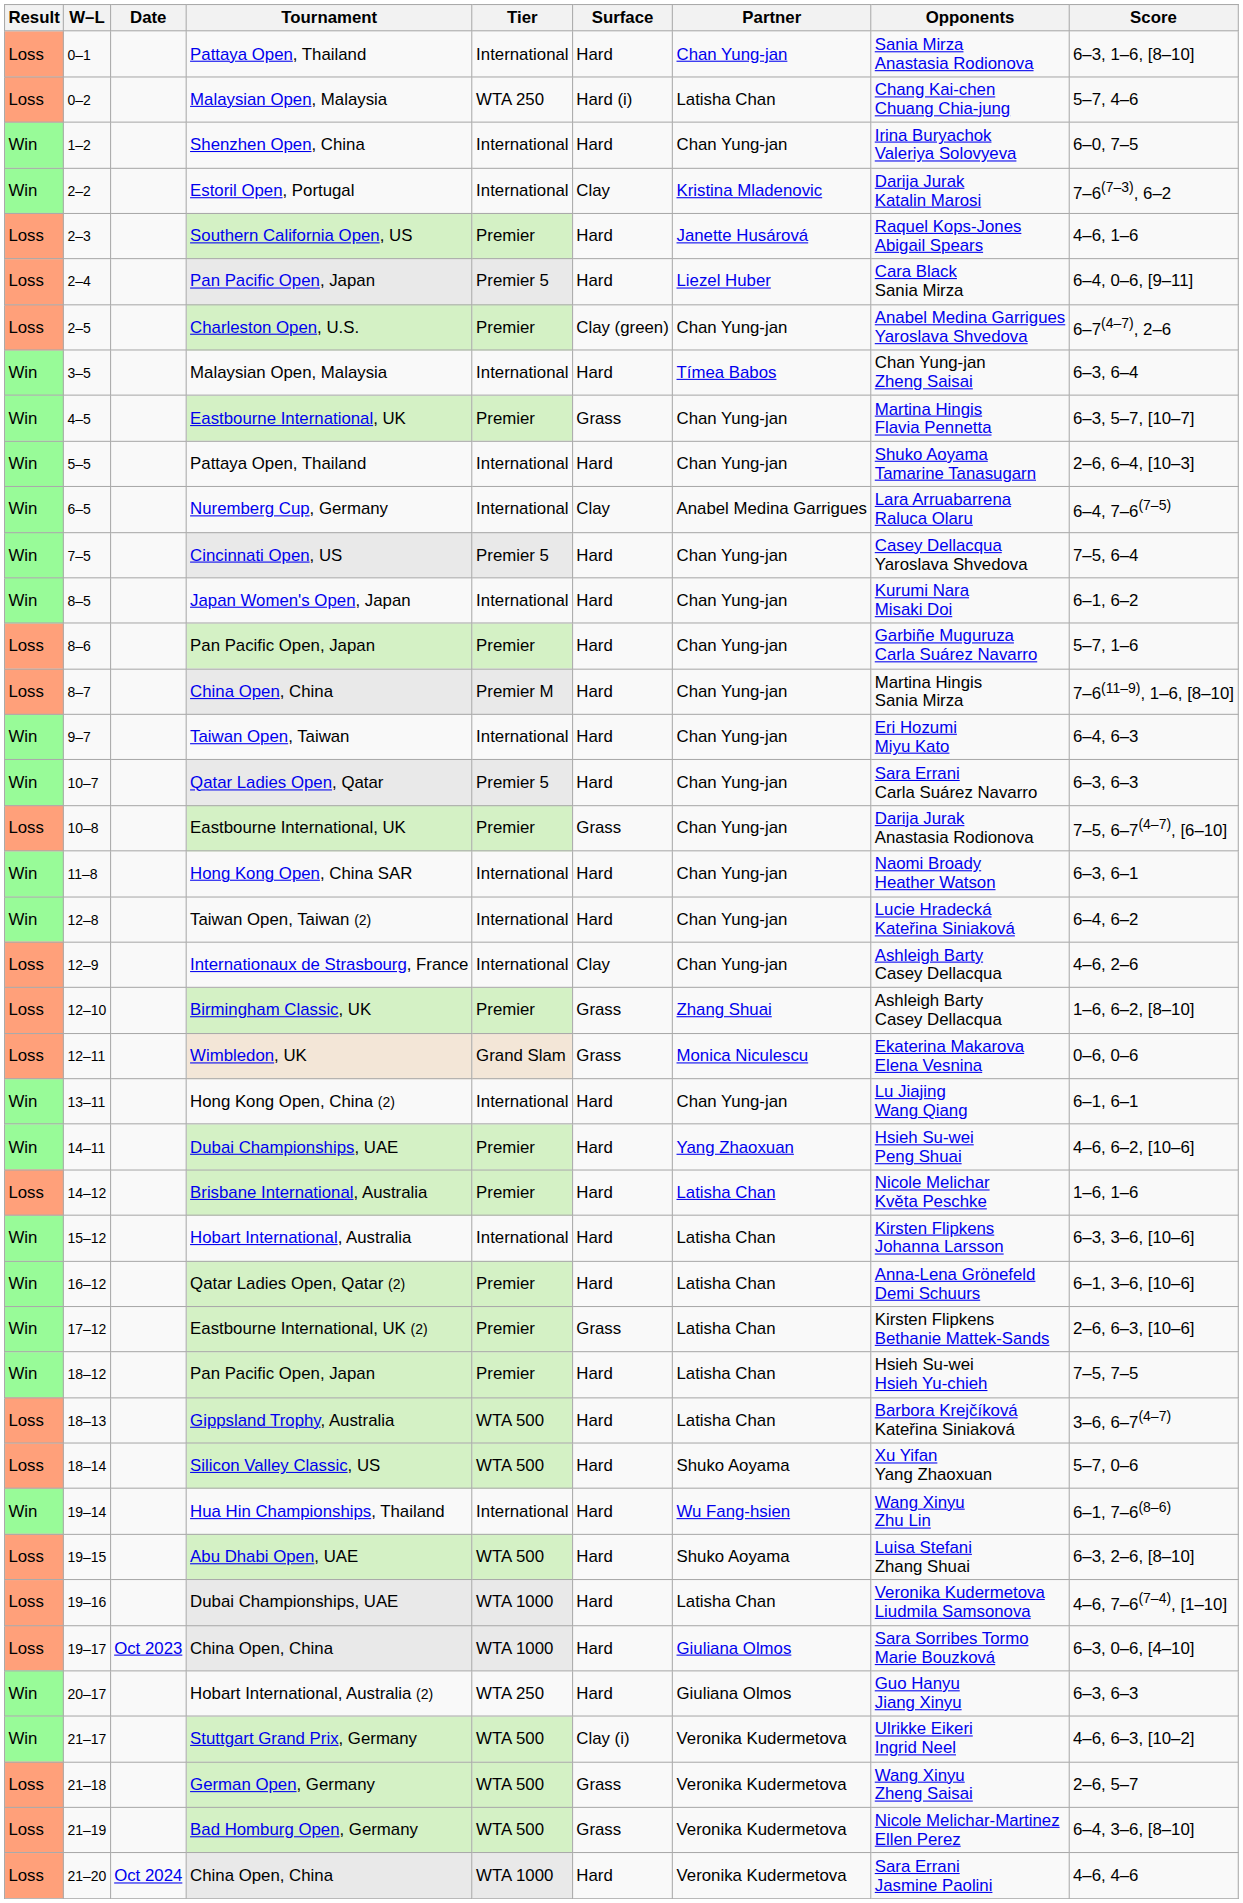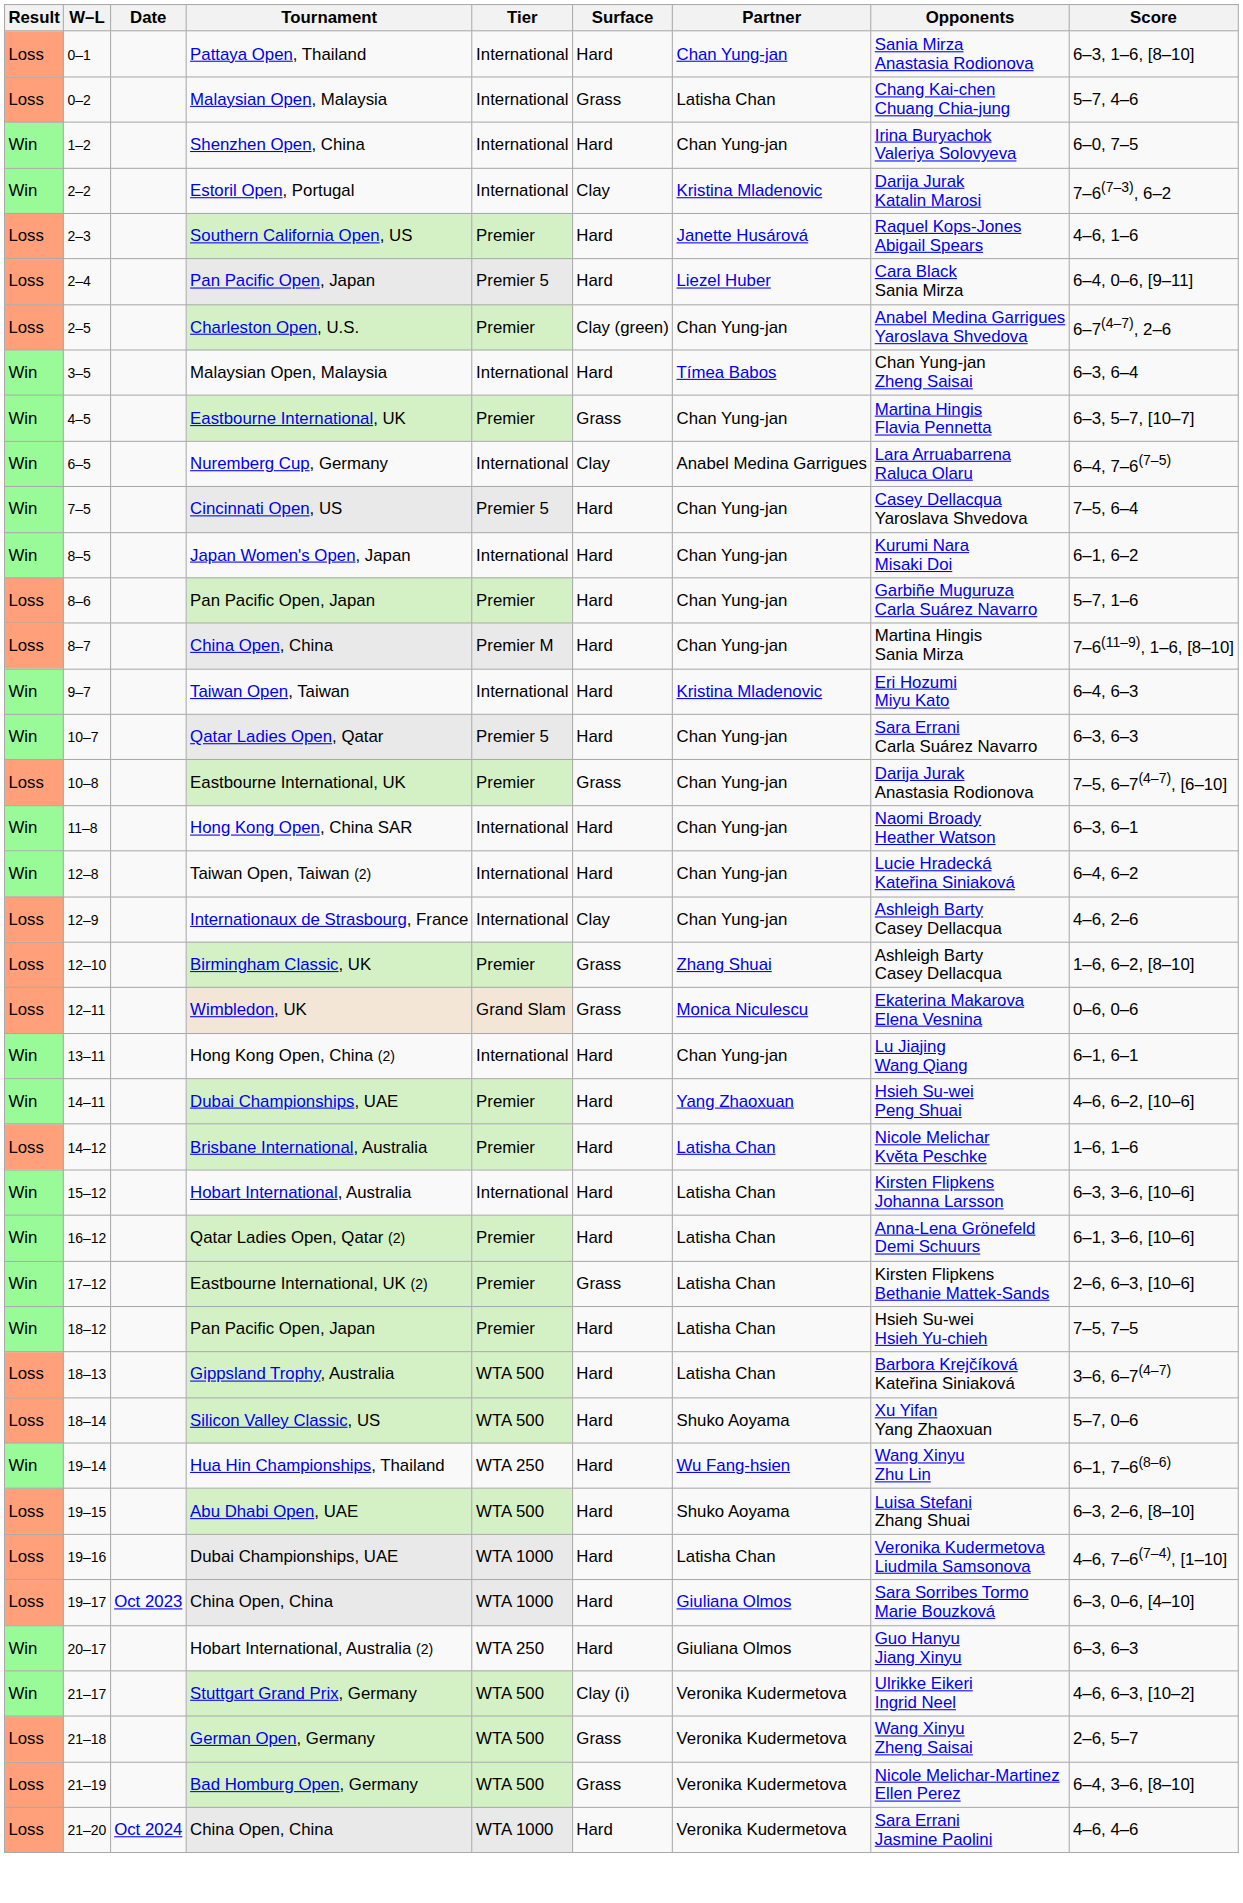(510, 99) WTA 250 -> (522, 99) International
(604, 99) Hard (i) -> (599, 99) Grass
- row: (79, 464)
(732, 737) Chan Yung-jan -> (749, 691) Kristina Mladenovic
(522, 1511) International -> (510, 1465) WTA 250
